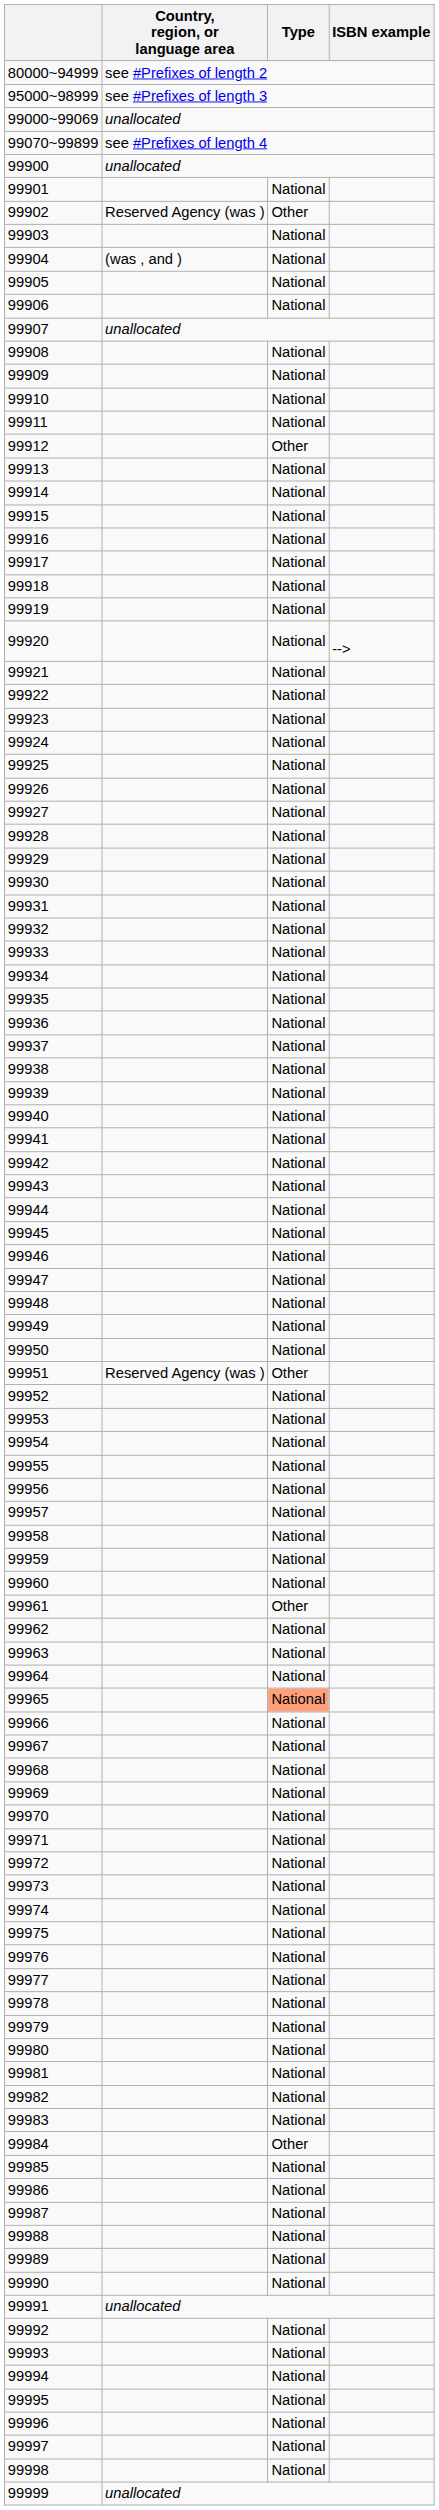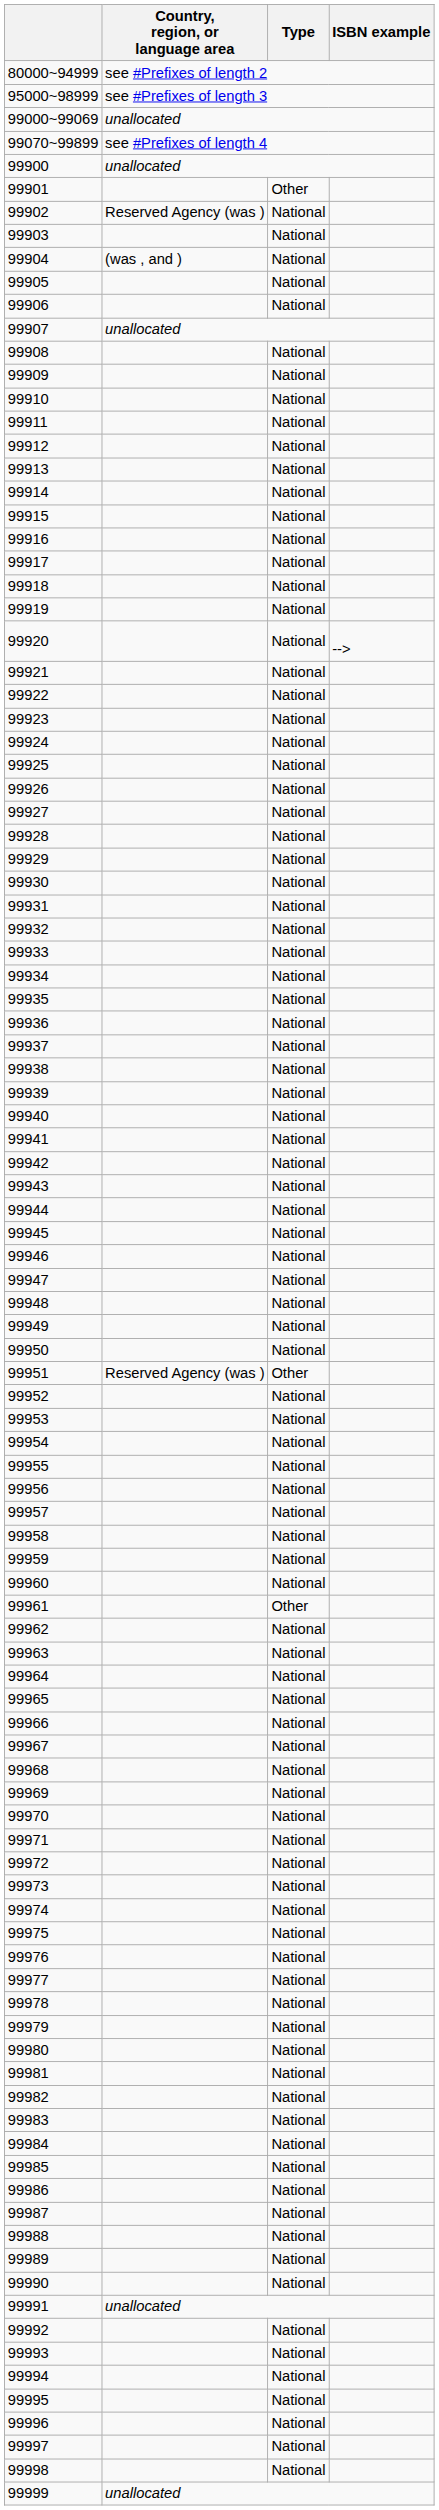(298, 189) National -> (290, 189) Other
(290, 212) Other -> (298, 212) National
(290, 446) Other -> (298, 446) National
(298, 1700) lightsalmon background -> (298, 1700) no background
(290, 2143) Other -> (298, 2143) National
